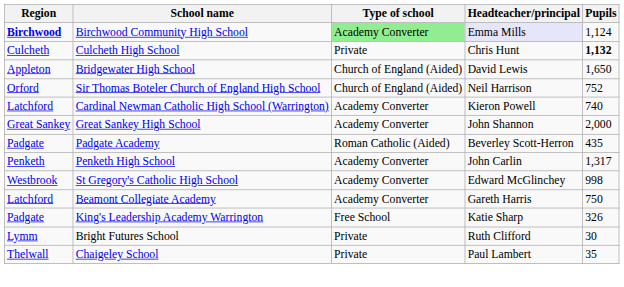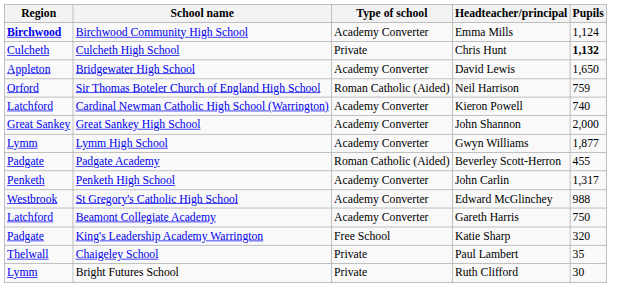(381, 32) lightgreen background -> (381, 32) no background
(497, 32) lavender background -> (484, 32) no background
(398, 69) Church of England (Aided) -> (381, 69) Academy Converter
(398, 87) Church of England (Aided) -> (392, 87) Roman Catholic (Aided)
(594, 87) 752 -> (581, 87) 759
+ row: (122, 143)
(594, 143) 435 -> (581, 161) 455
(594, 180) 998 -> (581, 198) 988
(594, 217) 326 -> (581, 236) 320
rows swapped: (127, 236) <-> (117, 254)
